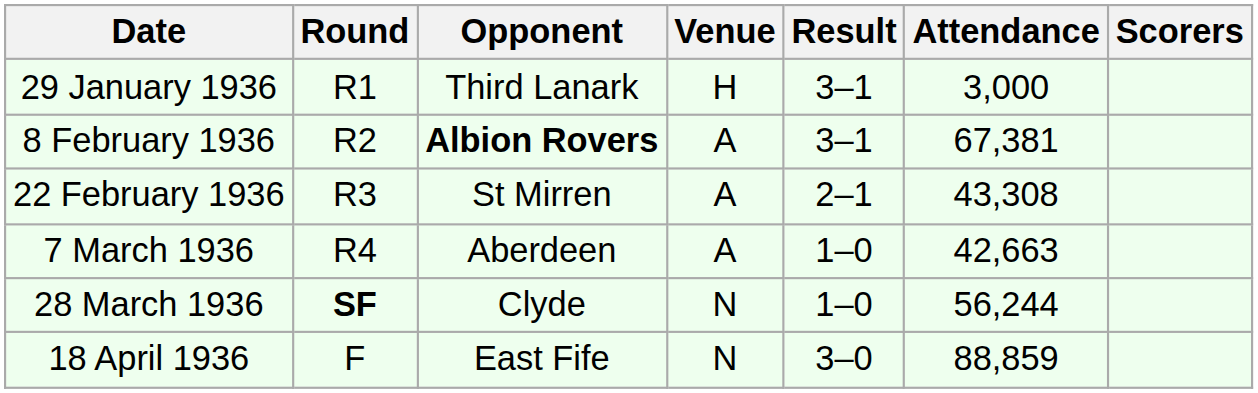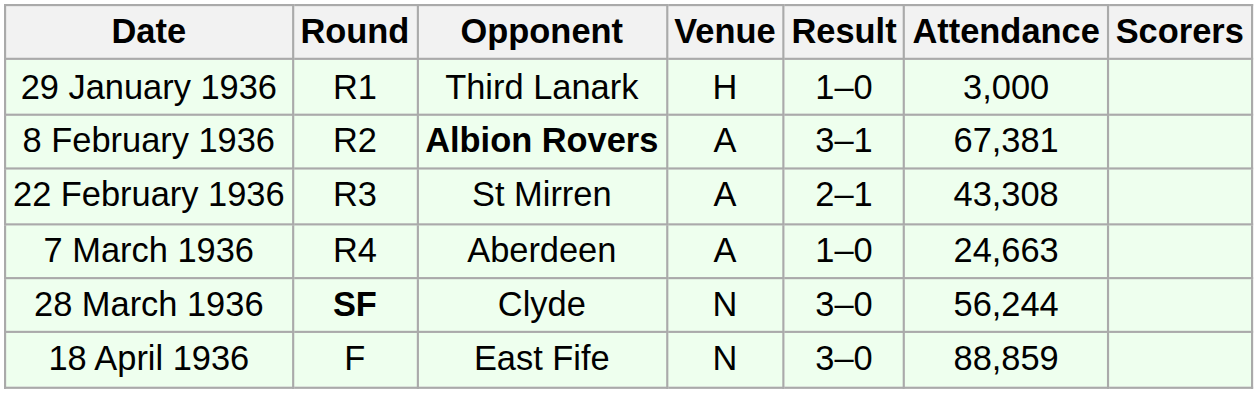(844, 86) 3–1 -> (844, 86) 1–0
(1006, 250) 42,663 -> (1006, 250) 24,663
(844, 304) 1–0 -> (844, 304) 3–0
